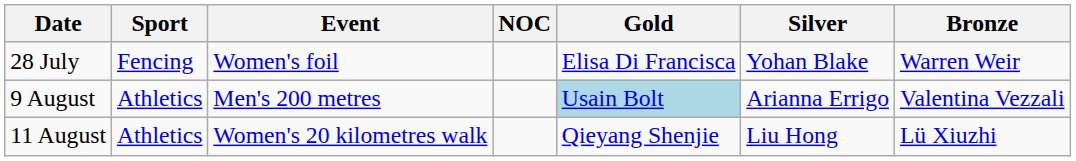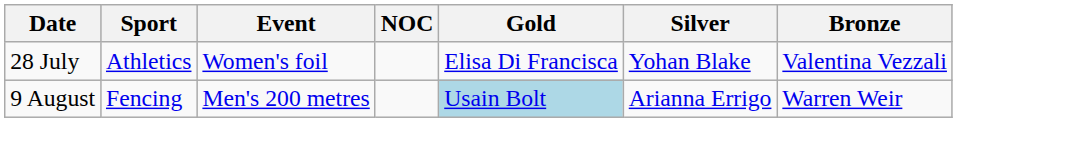(155, 60) Fencing -> (149, 60) Athletics
(960, 60) Warren Weir -> (865, 60) Valentina Vezzali
(160, 98) Athletics -> (144, 98) Fencing
(982, 98) Valentina Vezzali -> (842, 98) Warren Weir
- row: (58, 135)
